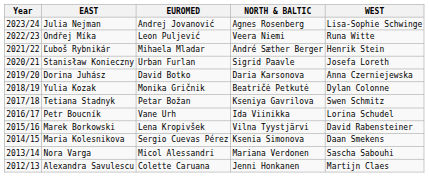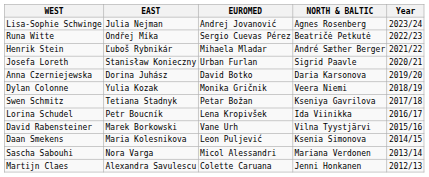columns swapped: (23, 11) <-> (375, 11)
(169, 37) Leon Puljević -> (245, 37) Sergio Cuevas Pérez
(259, 37) Veera Niemi -> (333, 37) Beatričė Petkutė
(271, 88) Beatričė Petkutė -> (321, 88) Veera Niemi
(157, 114) Vane Urh -> (233, 114) Lena Kropivšek
(171, 127) Lena Kropivšek -> (219, 127) Vane Urh
(183, 140) Sergio Cuevas Pérez -> (231, 140) Leon Puljević
